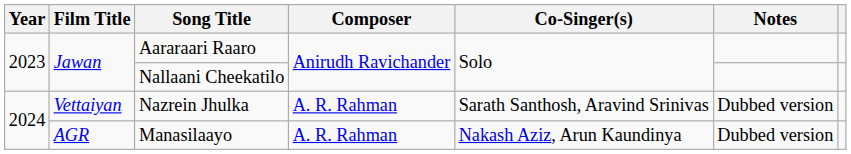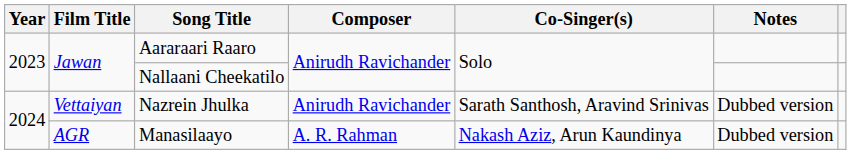(345, 105) A. R. Rahman -> (371, 105) Anirudh Ravichander
